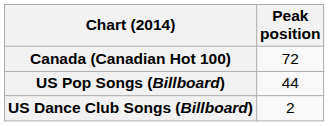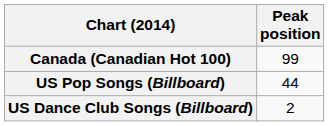(290, 58) 72 -> (290, 58) 99
